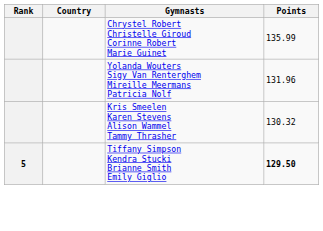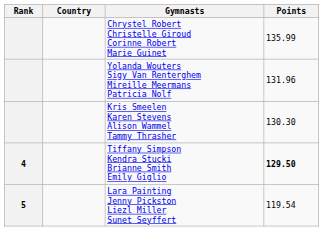(281, 122) 130.32 -> (281, 122) 130.30
(24, 164) 5 -> (24, 164) 4
+ row: (142, 205)
